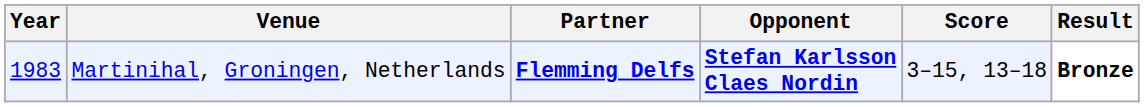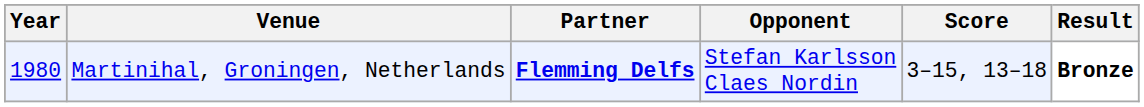(36, 71) 1983 -> (36, 71) 1980
(801, 71) bold -> (801, 71) normal
